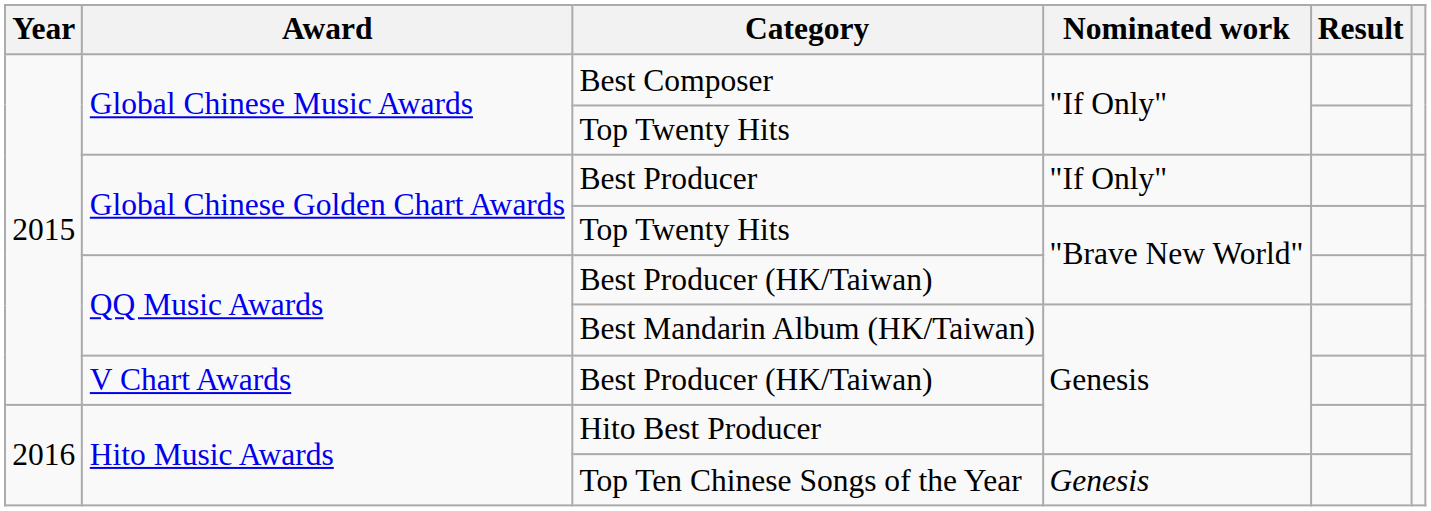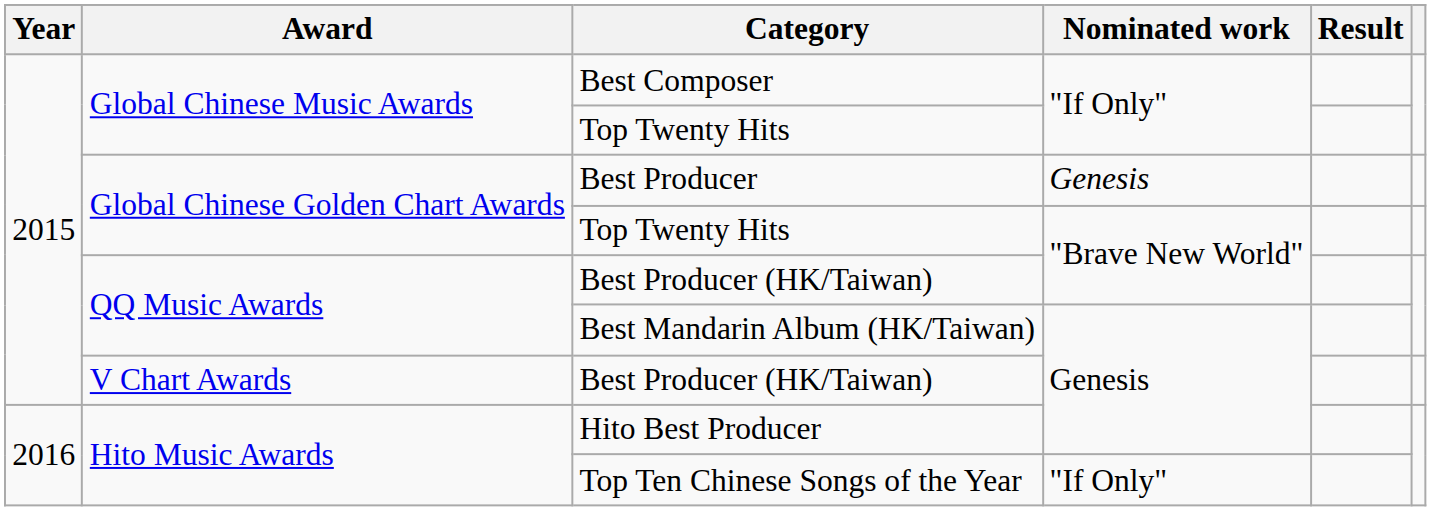(1108, 179) "If Only" -> (1099, 179) Genesis
(1099, 479) Genesis -> (1108, 479) "If Only"
